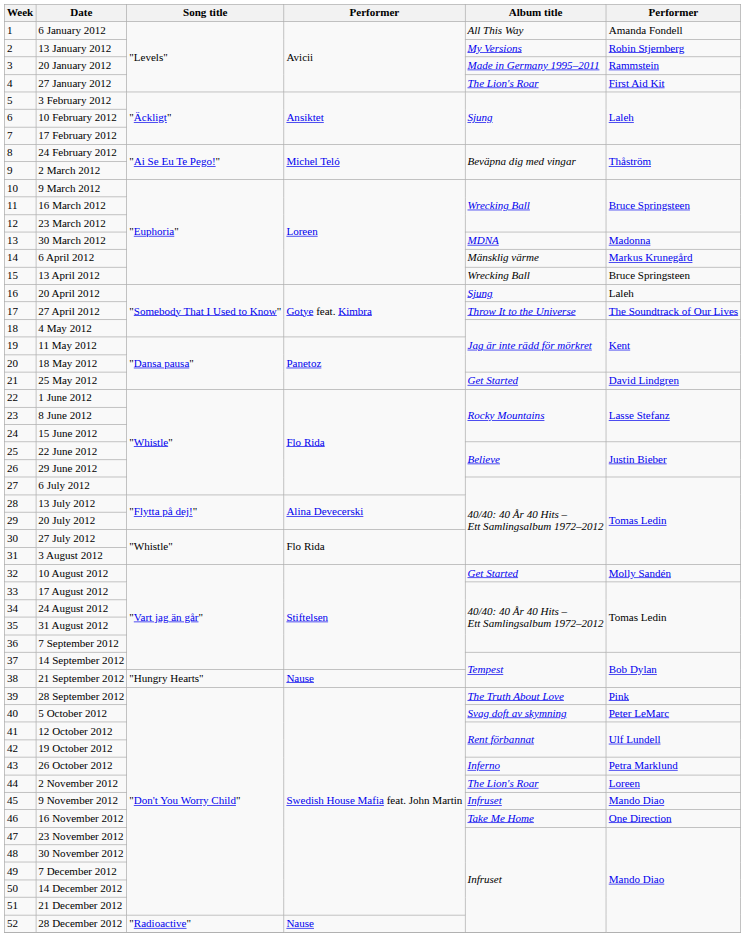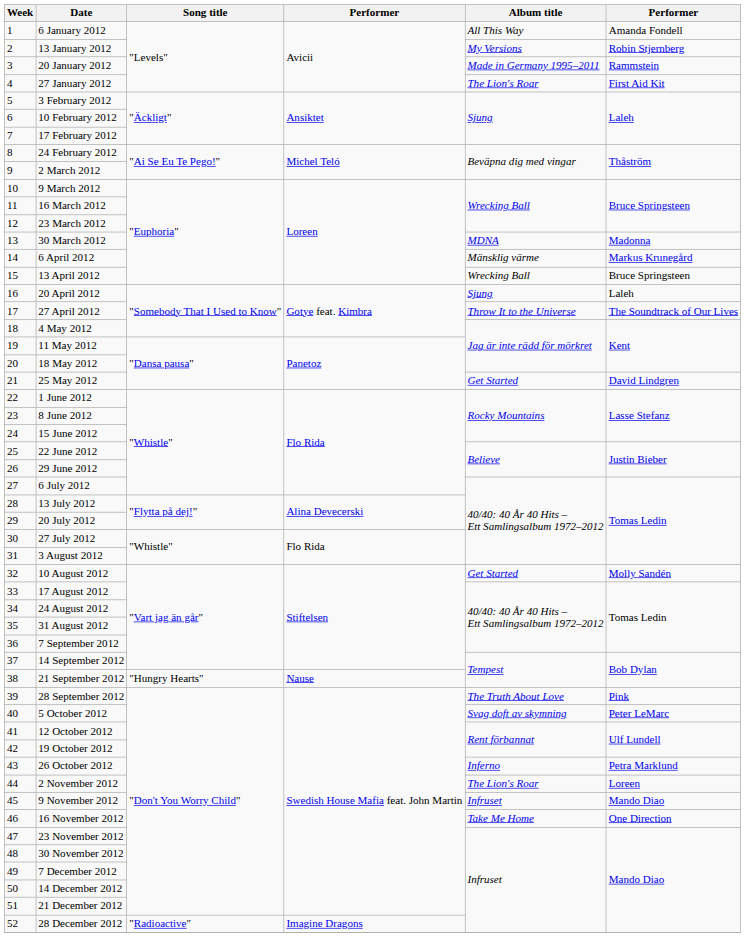(300, 923) Nause -> (325, 923) Imagine Dragons
